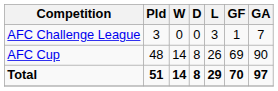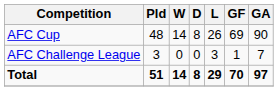rows swapped: (34, 55) <-> (74, 34)
